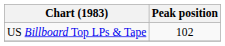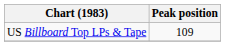(185, 31) 102 -> (185, 31) 109
